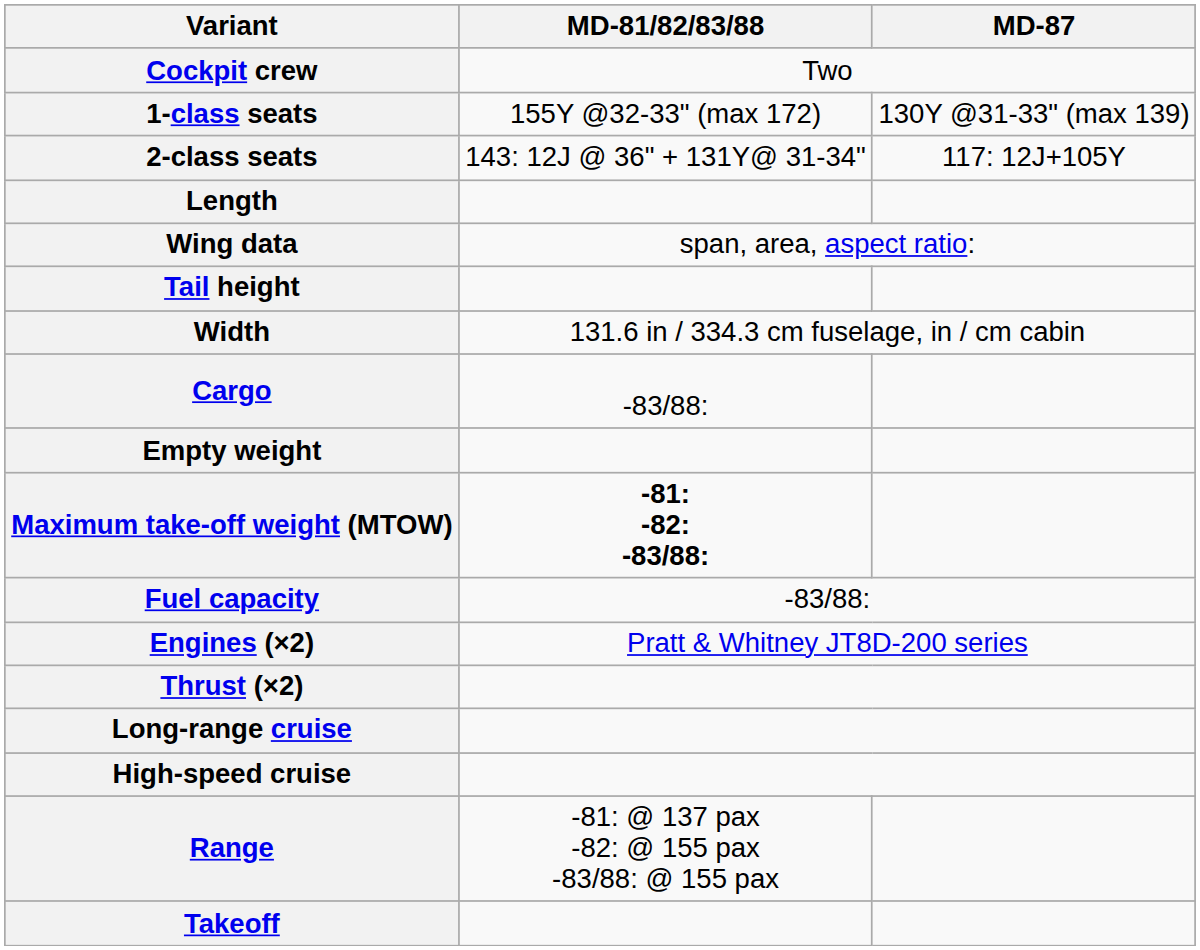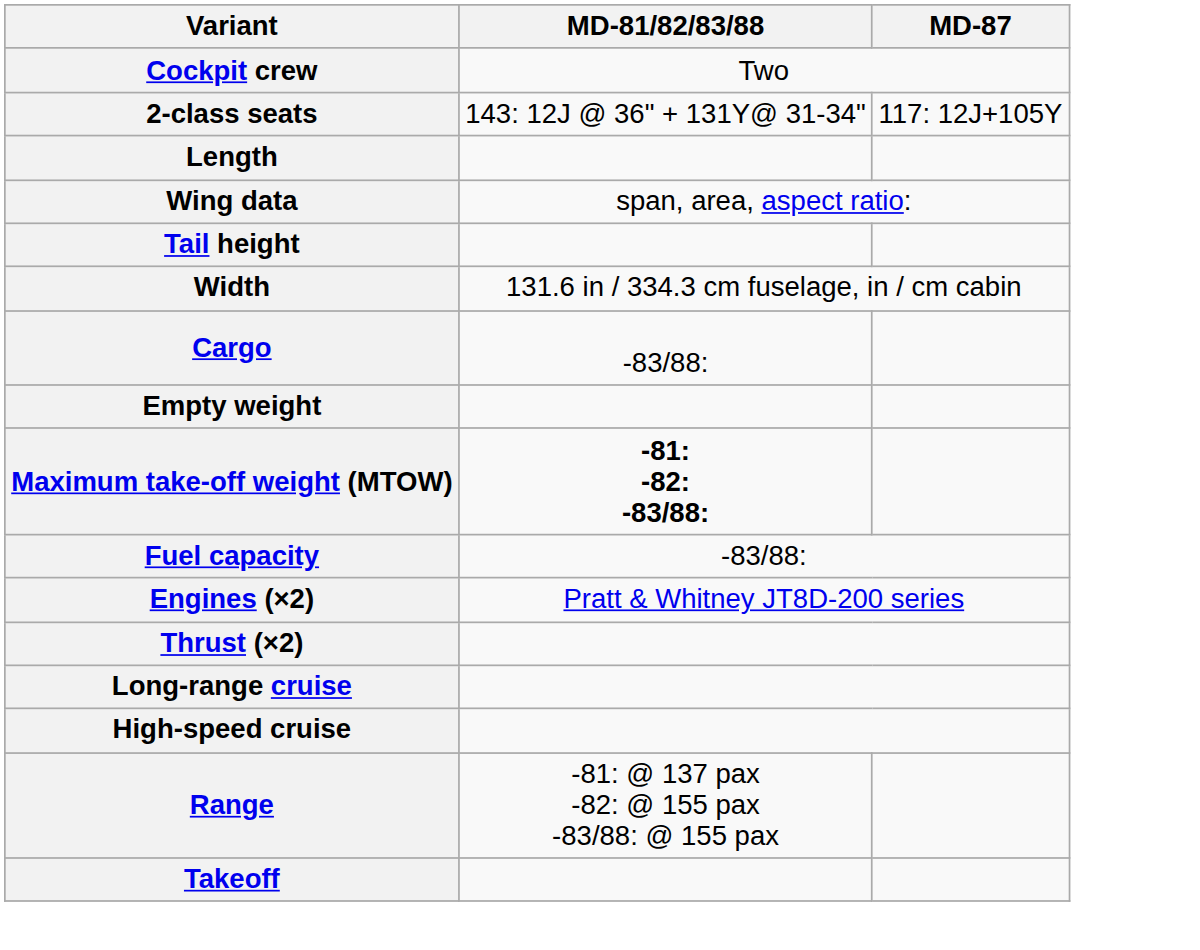- row: (232, 113)
